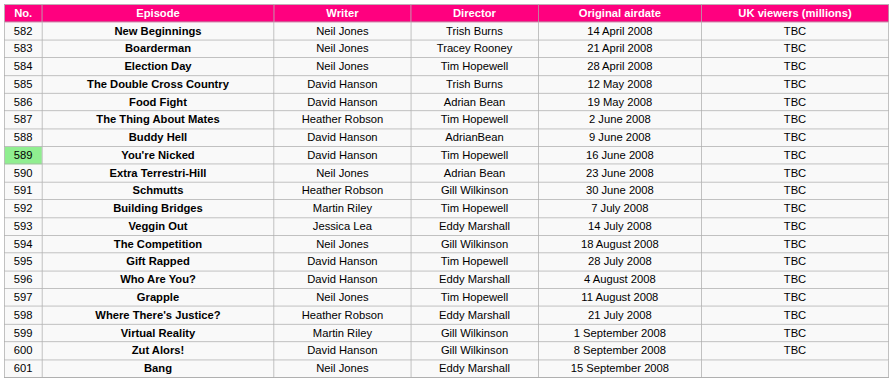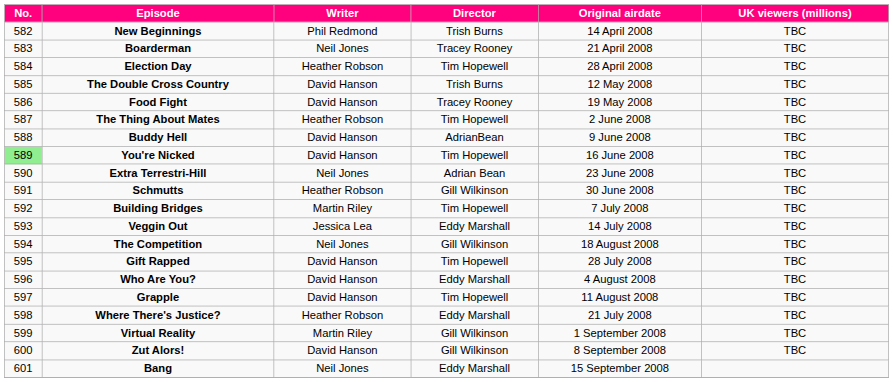(342, 31) Neil Jones -> (342, 31) Phil Redmond
(342, 66) Neil Jones -> (342, 66) Heather Robson
(474, 102) Adrian Bean -> (474, 102) Tracey Rooney
(342, 297) Neil Jones -> (342, 297) David Hanson
